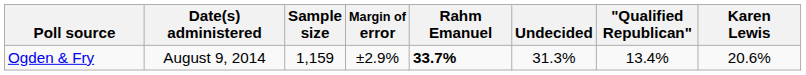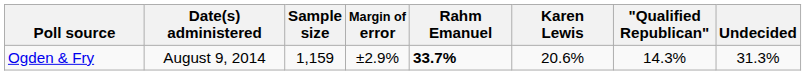columns swapped: (749, 25) <-> (554, 33)
(647, 57) 13.4% -> (665, 57) 14.3%
